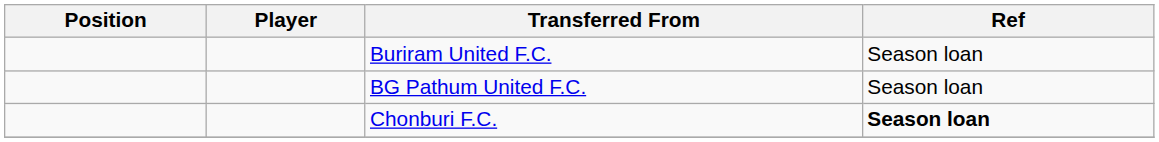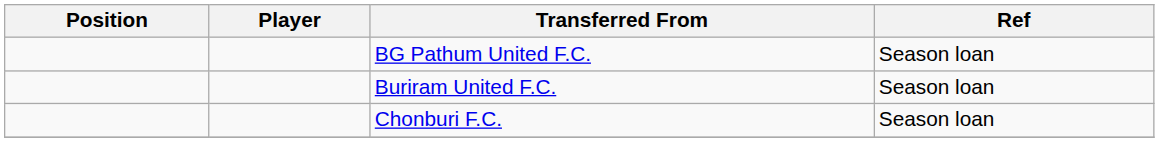rows swapped: (478, 86) <-> (461, 53)
(929, 119) bold -> (937, 119) normal
